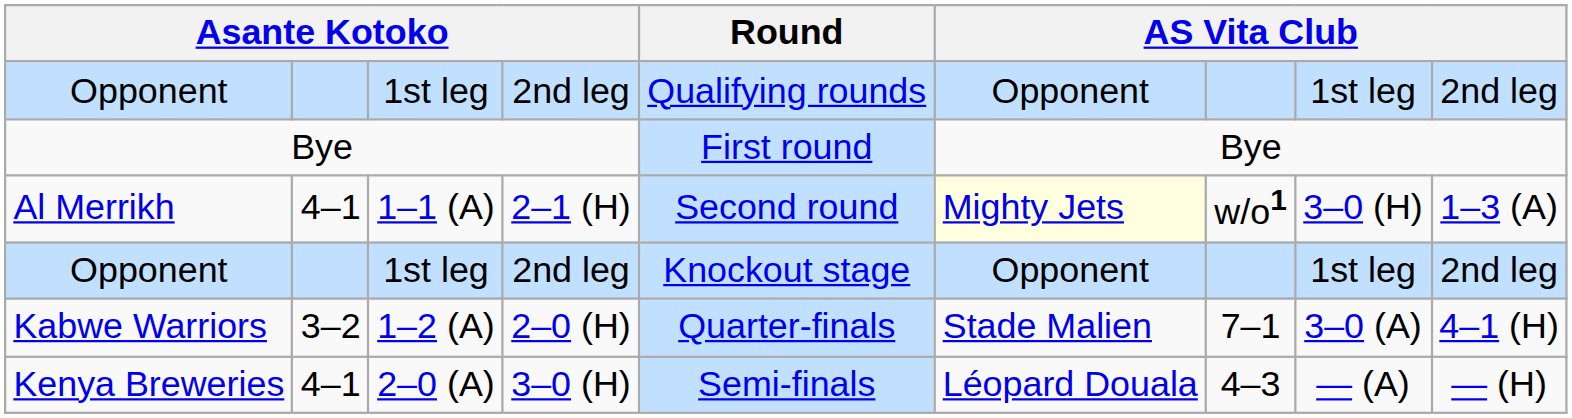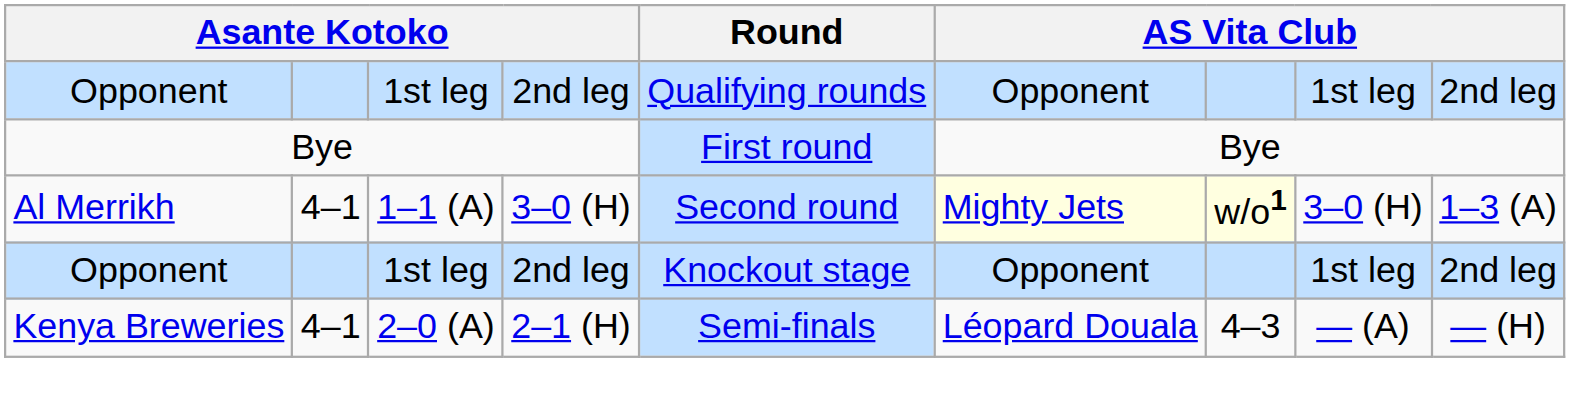(571, 208) 2–1 (H) -> (571, 208) 3–0 (H)
(1251, 208) no background -> (1251, 208) lightyellow background
- row: (140, 326)
(571, 383) 3–0 (H) -> (571, 326) 2–1 (H)
